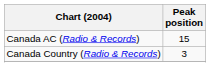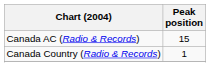(184, 54) 3 -> (184, 54) 1
